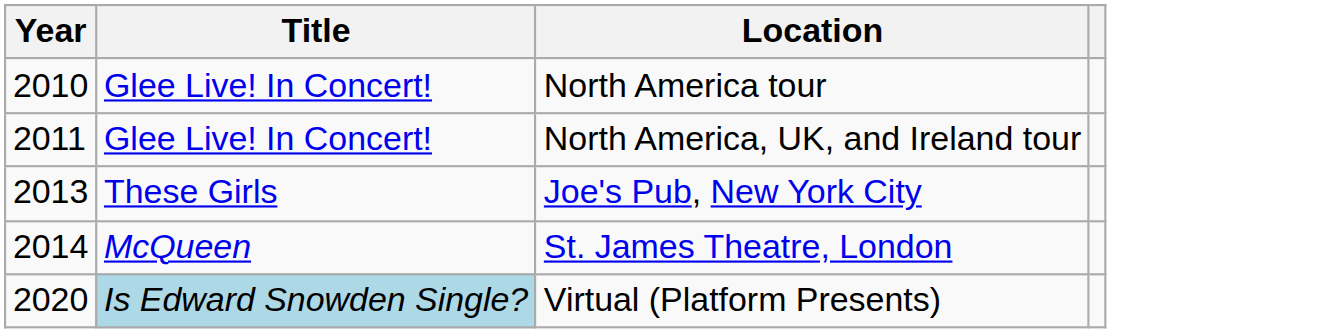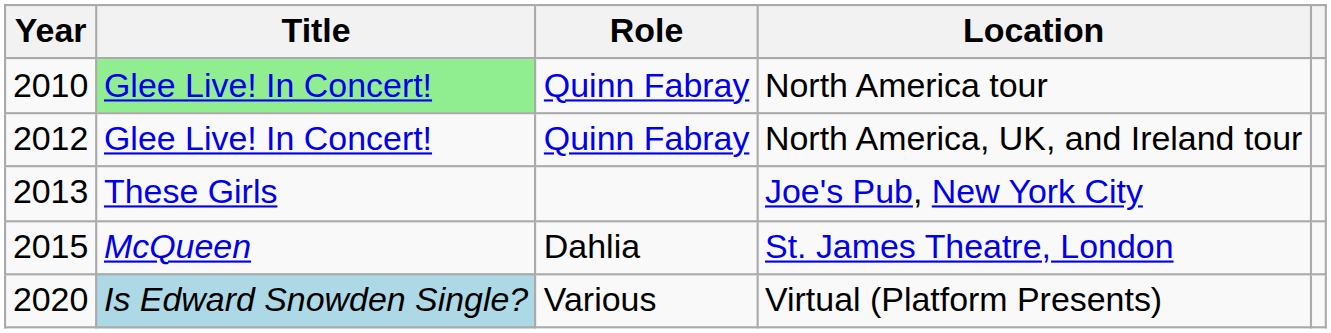+ column: (647, 31)
(268, 85) no background -> (268, 85) lightgreen background
(49, 138) 2011 -> (51, 138) 2012
(51, 246) 2014 -> (51, 246) 2015
